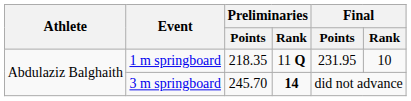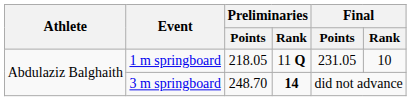(248, 61) 218.35 -> (248, 61) 218.05
(337, 61) 231.95 -> (337, 61) 231.05
(248, 84) 245.70 -> (248, 84) 248.70
